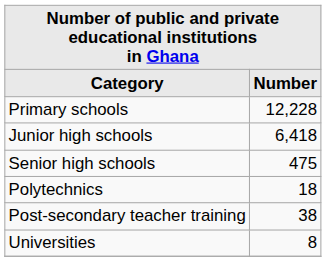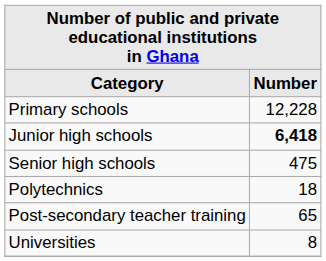(296, 136) normal -> (296, 136) bold
(308, 216) 38 -> (308, 216) 65
